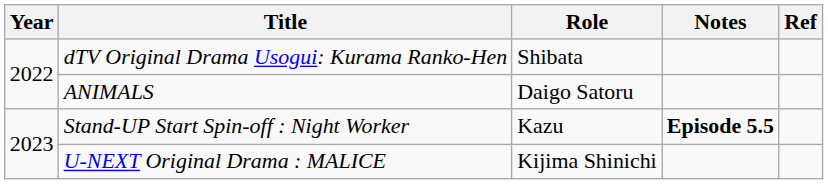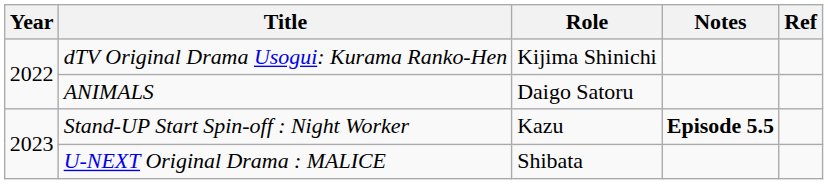(550, 56) Shibata -> (587, 56) Kijima Shinichi
(587, 160) Kijima Shinichi -> (550, 160) Shibata
